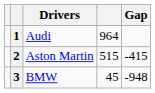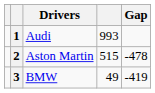(109, 36) 964 -> (109, 36) 993
(136, 57) -415 -> (136, 57) -478
(112, 78) 45 -> (112, 78) 49
(136, 78) -948 -> (136, 78) -419
